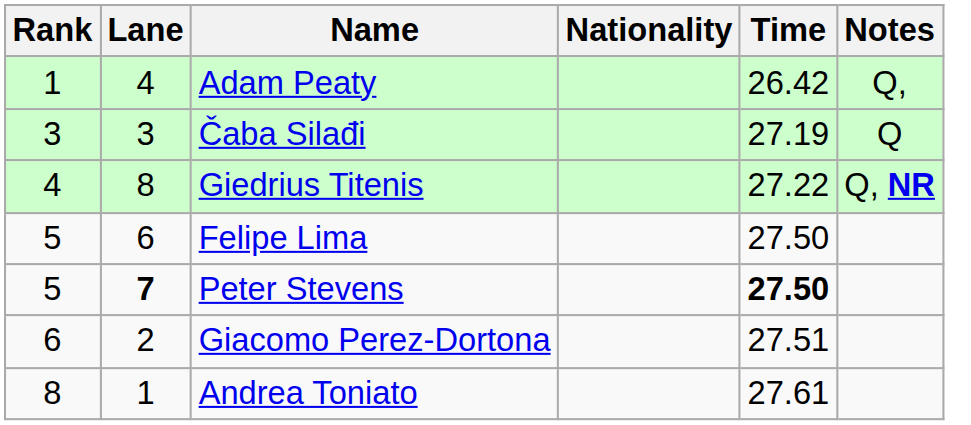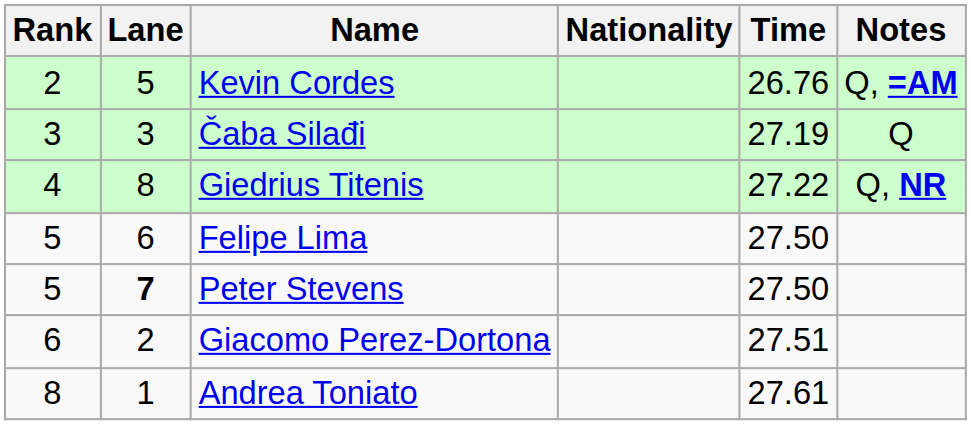- row: (288, 82)
+ row: (297, 82)
(788, 289) bold -> (788, 289) normal
